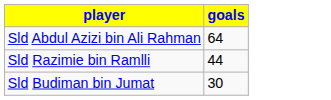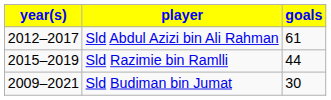+ column: (43, 15)
(215, 38) 64 -> (293, 38) 61
